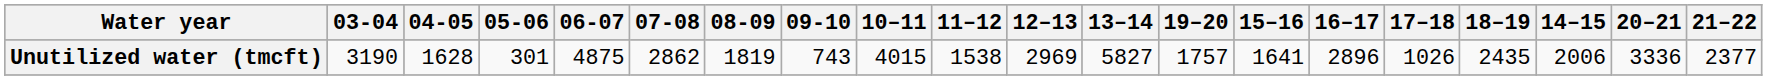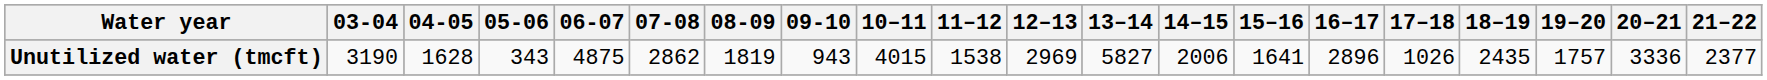columns swapped: (1573, 23) <-> (1196, 23)
(530, 58) 301 -> (530, 58) 343
(832, 58) 743 -> (832, 58) 943
